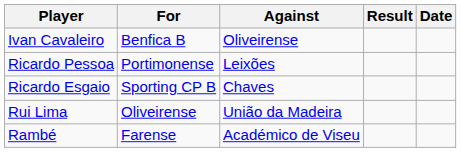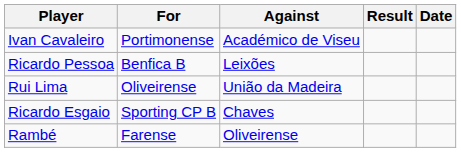(153, 40) Benfica B -> (167, 40) Portimonense
(261, 40) Oliveirense -> (291, 40) Académico de Viseu
(167, 64) Portimonense -> (153, 64) Benfica B
rows swapped: (38, 111) <-> (59, 87)
(291, 135) Académico de Viseu -> (261, 135) Oliveirense
